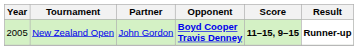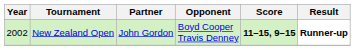(17, 33) 2005 -> (17, 33) 2002
(210, 33) bold -> (208, 33) normal
